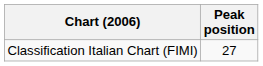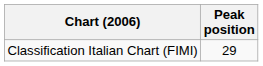(229, 50) 27 -> (229, 50) 29
